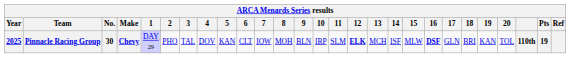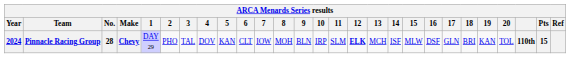(14, 41) 2025 -> (14, 41) 2024
(110, 41) 30 -> (110, 41) 28
(433, 41) bold -> (433, 41) normal
(544, 41) 19 -> (544, 41) 15
